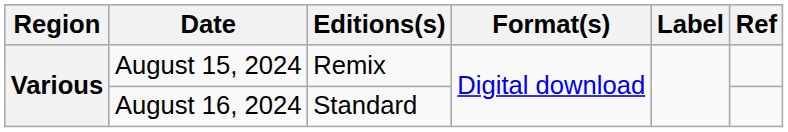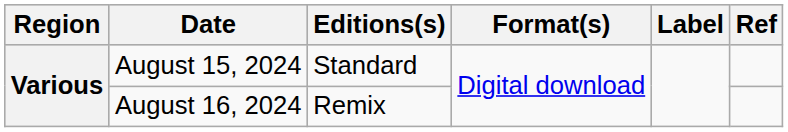(350, 65) Remix -> (365, 65) Standard
(365, 106) Standard -> (350, 106) Remix
